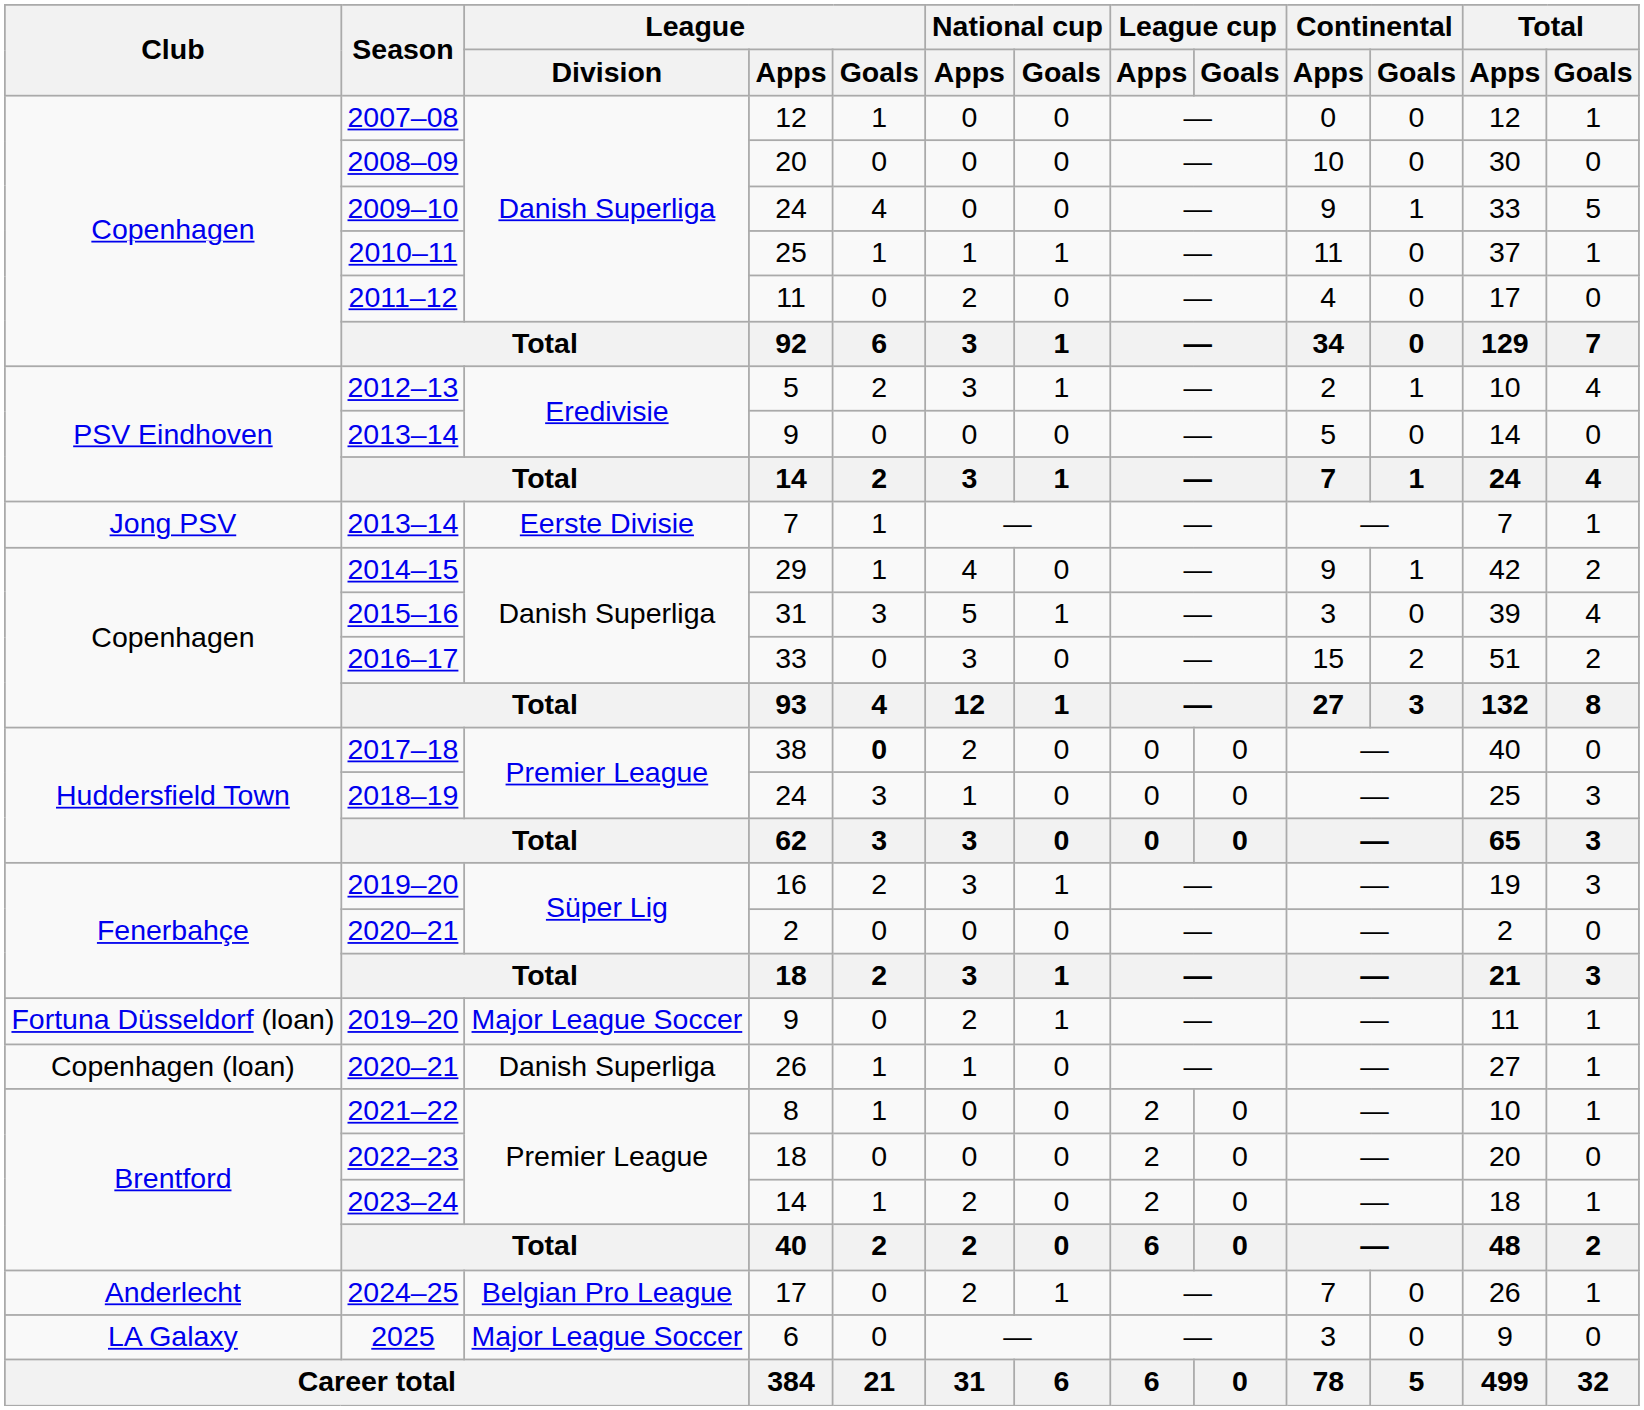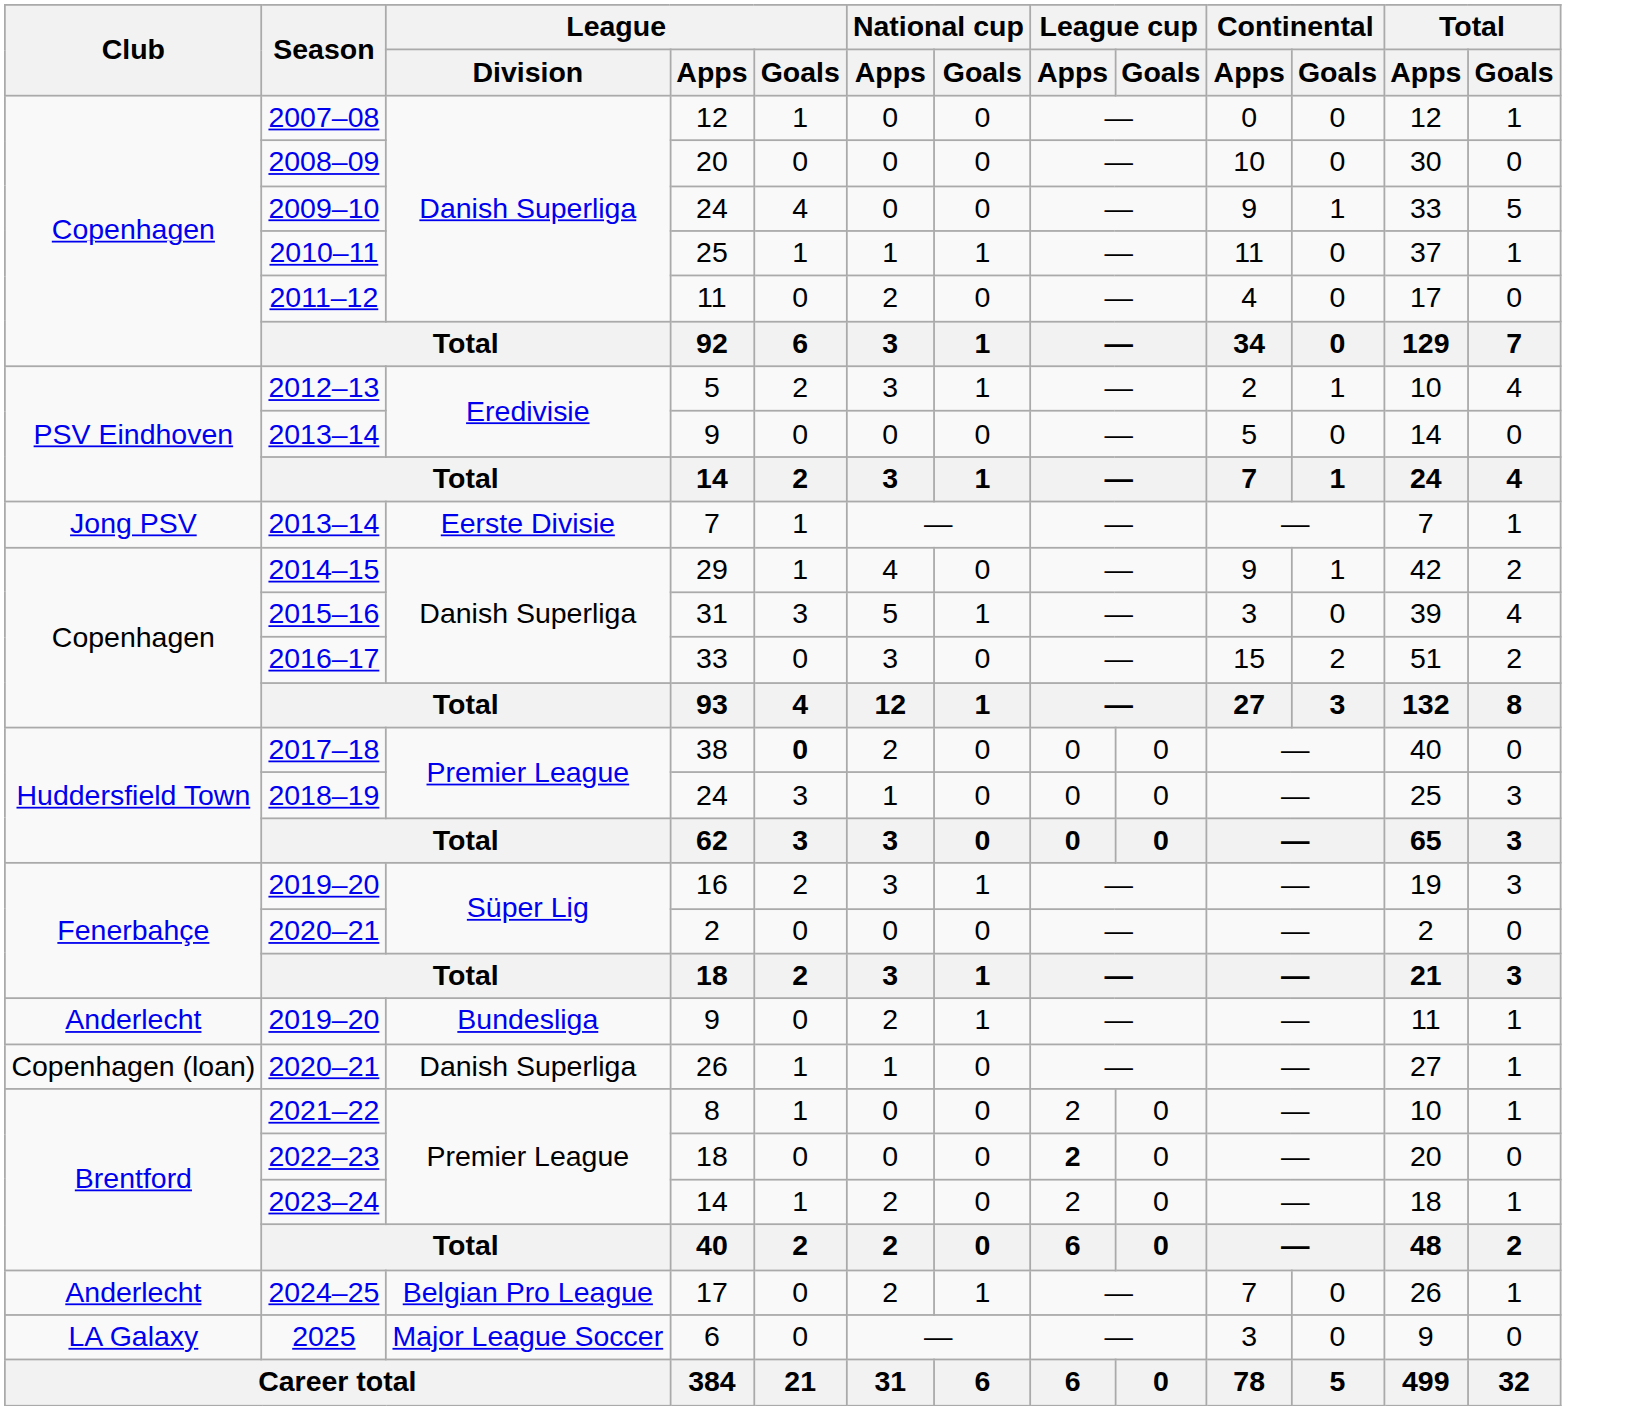(173, 1020) Fortuna Düsseldorf (loan) -> (133, 1020) Anderlecht
(607, 1020) Major League Soccer -> (528, 1020) Bundesliga
(1152, 1156) normal -> (1073, 1156) bold
